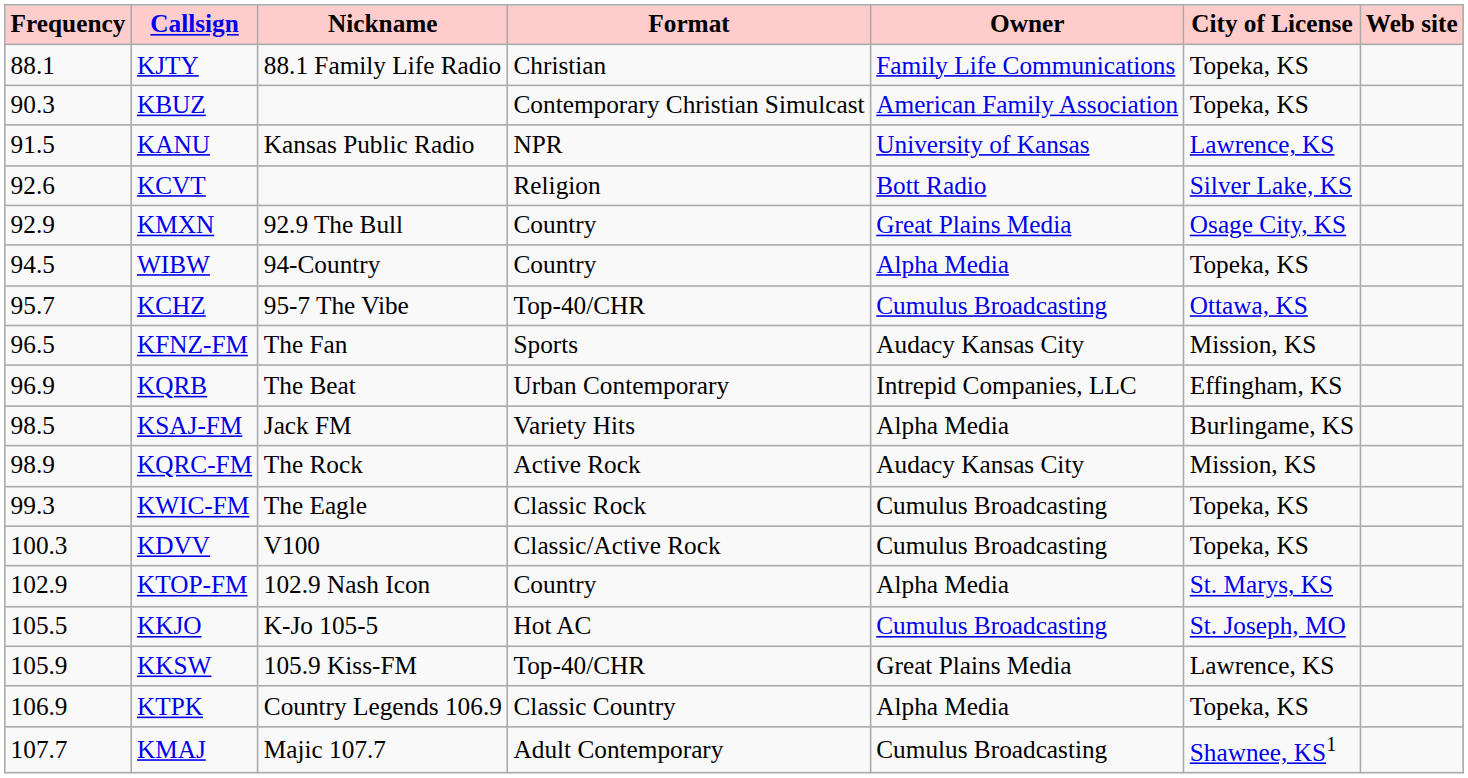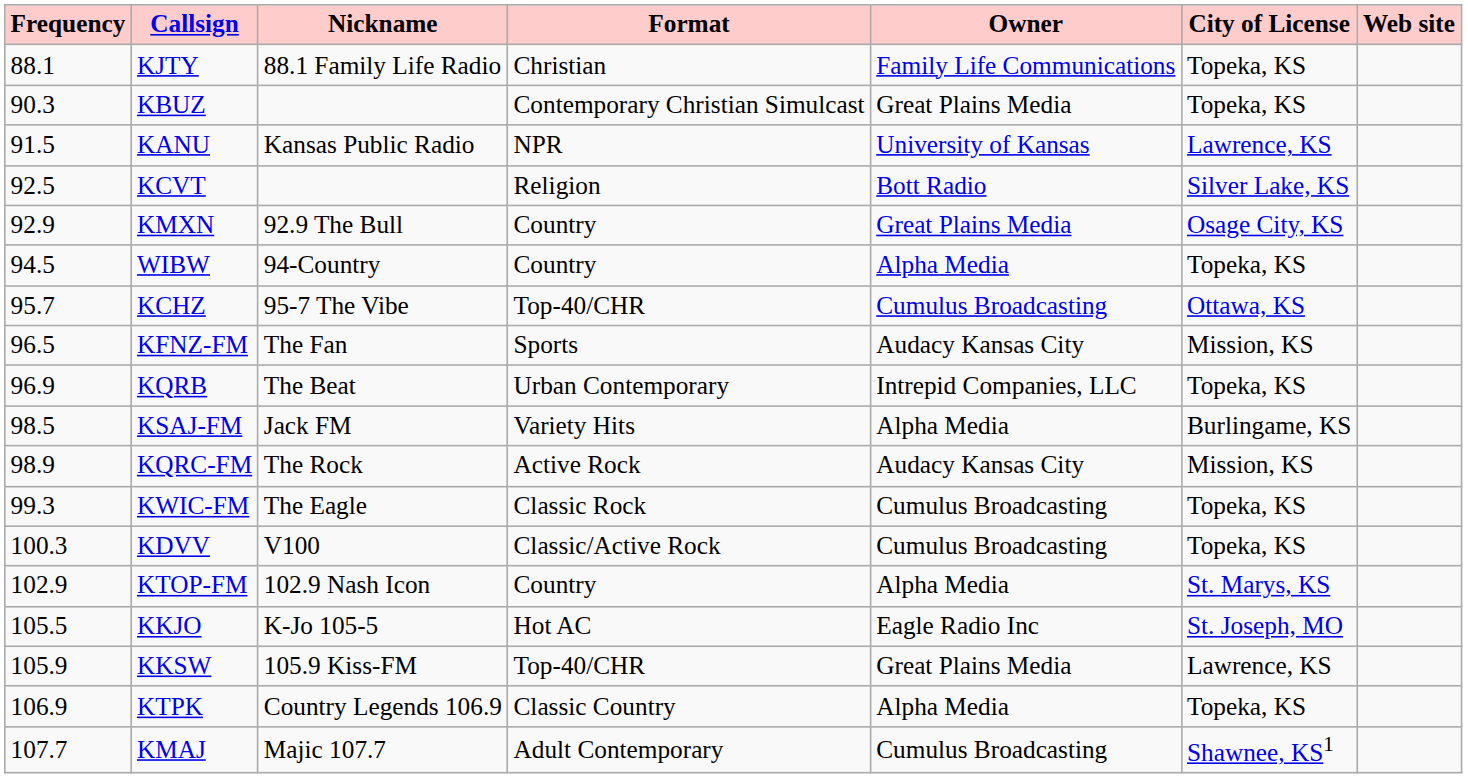(1027, 104) American Family Association -> (974, 104) Great Plains Media
(33, 184) 92.6 -> (33, 184) 92.5
(1266, 385) Effingham, KS -> (1246, 385) Topeka, KS
(992, 625) Cumulus Broadcasting -> (958, 625) Eagle Radio Inc
